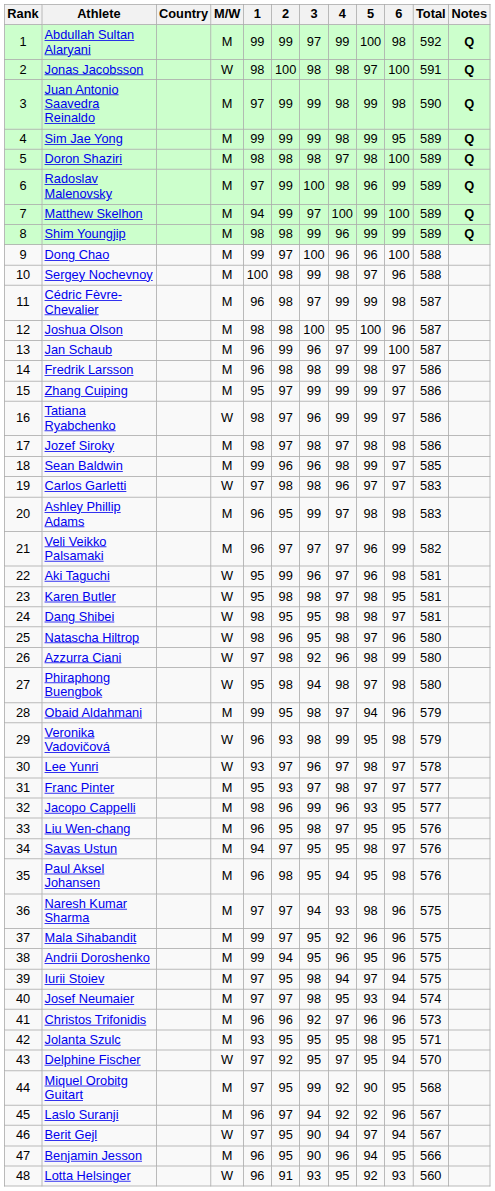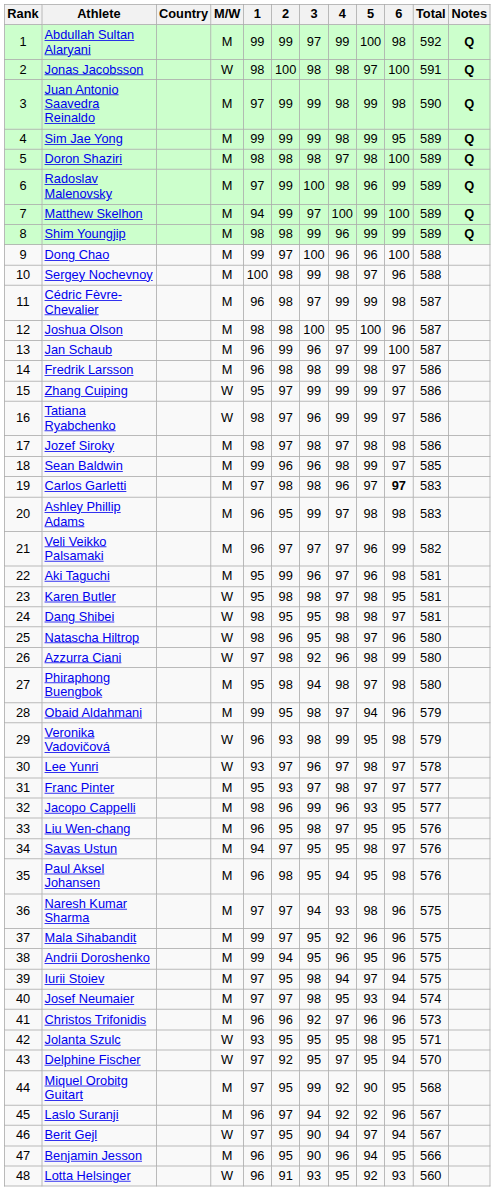(227, 391) M -> (227, 391) W
(227, 486) W -> (227, 486) M
(399, 486) normal -> (399, 486) bold
(227, 576) W -> (227, 576) M
(227, 685) W -> (227, 685) M
(227, 1040) M -> (227, 1040) W
